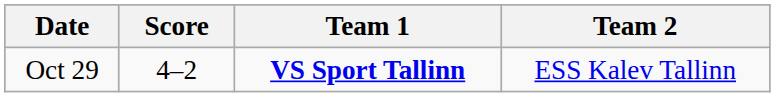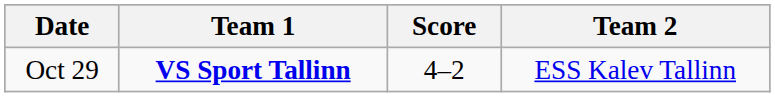columns swapped: (368, 26) <-> (177, 26)
